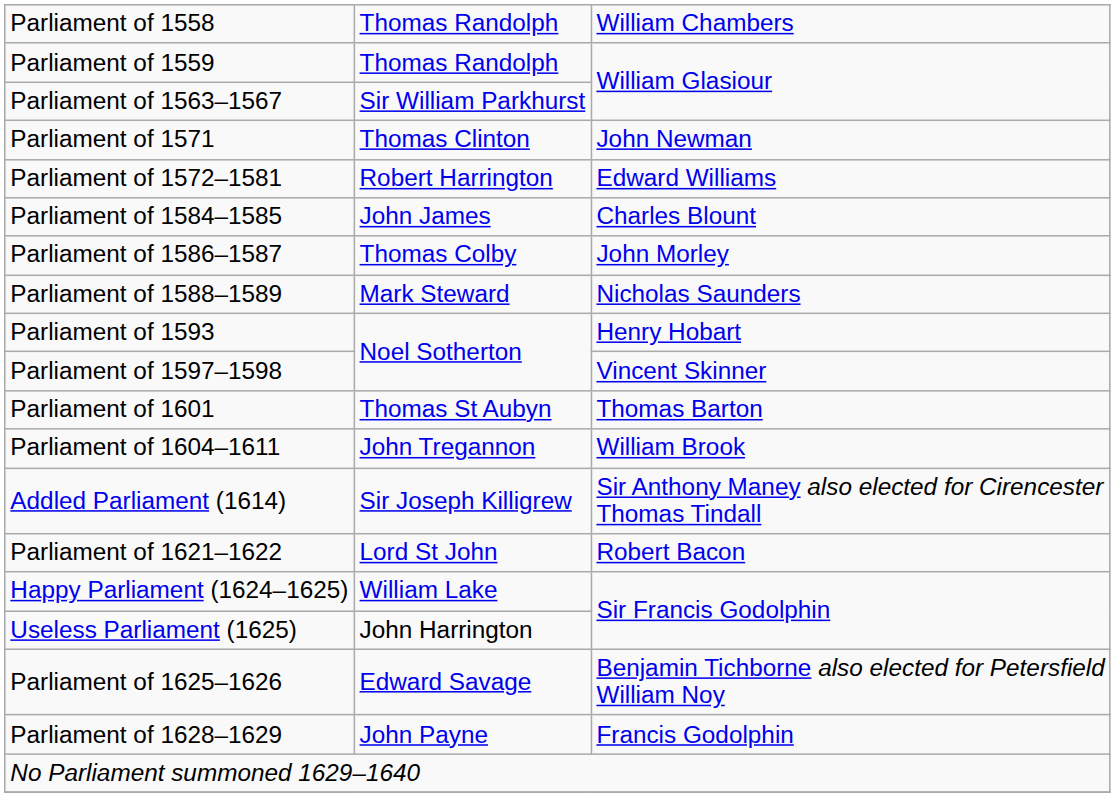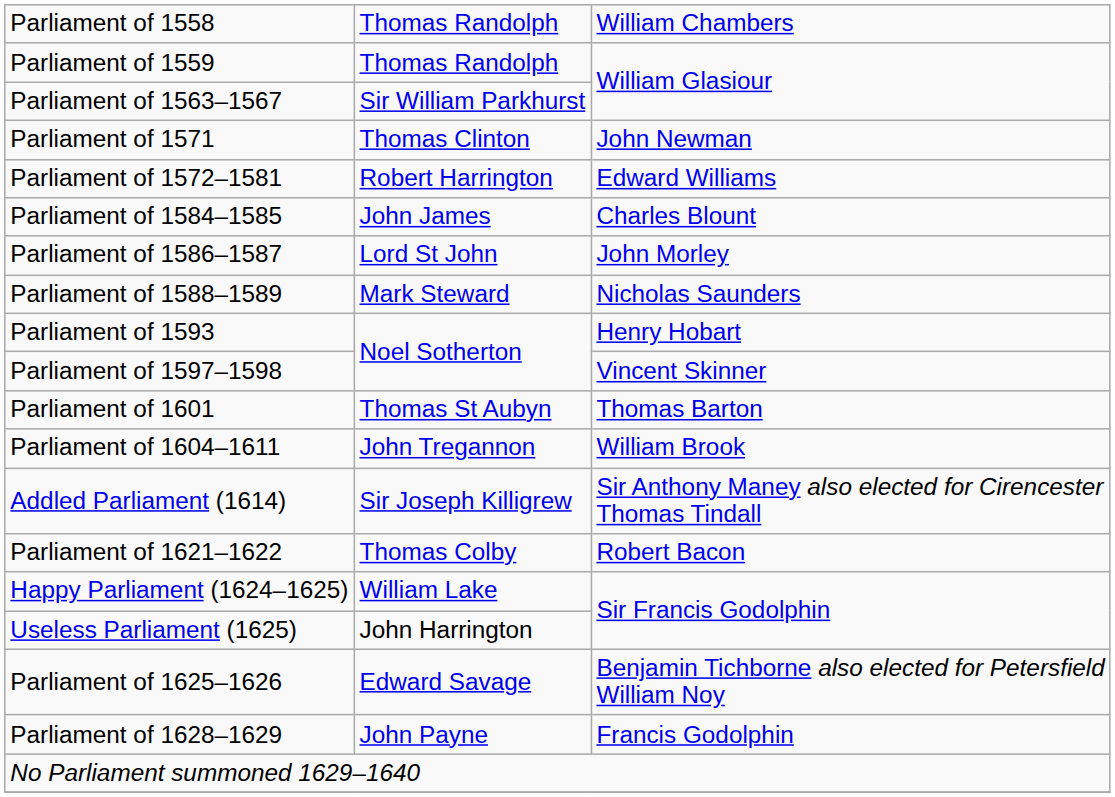(438, 255) Thomas Colby -> (429, 255) Lord St John
(429, 552) Lord St John -> (438, 552) Thomas Colby
